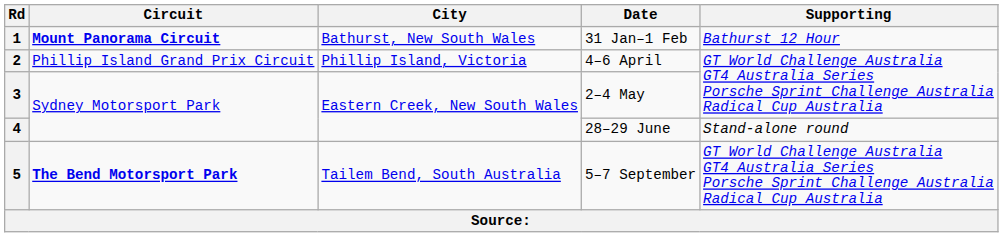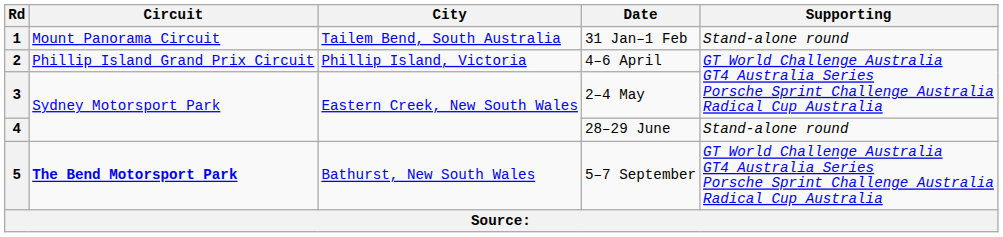(126, 38) bold -> (126, 38) normal
(428, 38) Bathurst, New South Wales -> (441, 38) Tailem Bend, South Australia
(772, 38) Bathurst 12 Hour -> (776, 38) Stand-alone round
(441, 175) Tailem Bend, South Australia -> (428, 175) Bathurst, New South Wales
